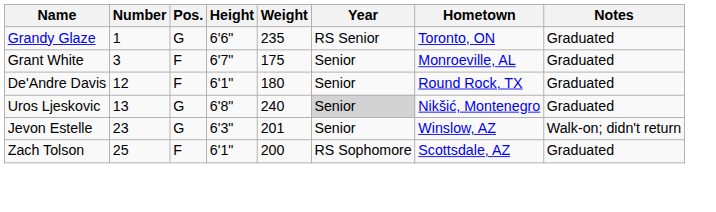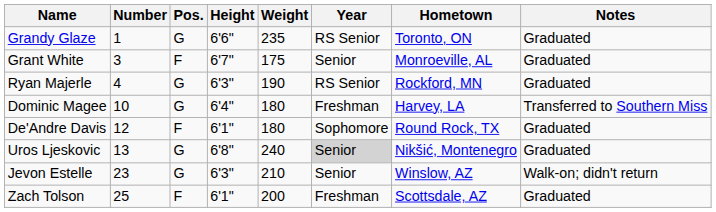+ row: (50, 83)
+ row: (57, 106)
(335, 83) Senior -> (352, 128) Sophomore
(273, 128) 201 -> (273, 173) 210
(363, 151) RS Sophomore -> (347, 196) Freshman
